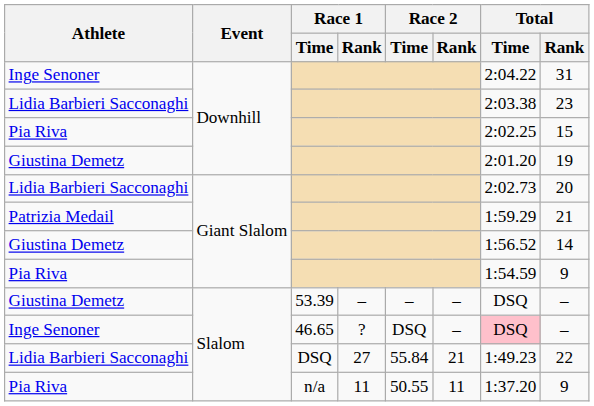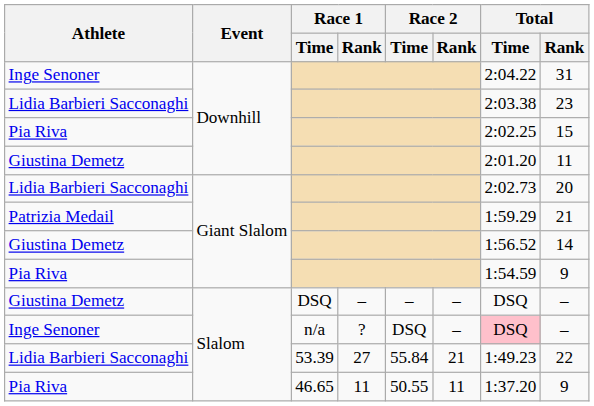(564, 160) 19 -> (564, 160) 11
(315, 301) 53.39 -> (315, 301) DSQ
(315, 329) 46.65 -> (315, 329) n/a
(315, 358) DSQ -> (315, 358) 53.39
(315, 386) n/a -> (315, 386) 46.65
